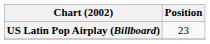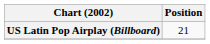(184, 30) 23 -> (184, 30) 21
